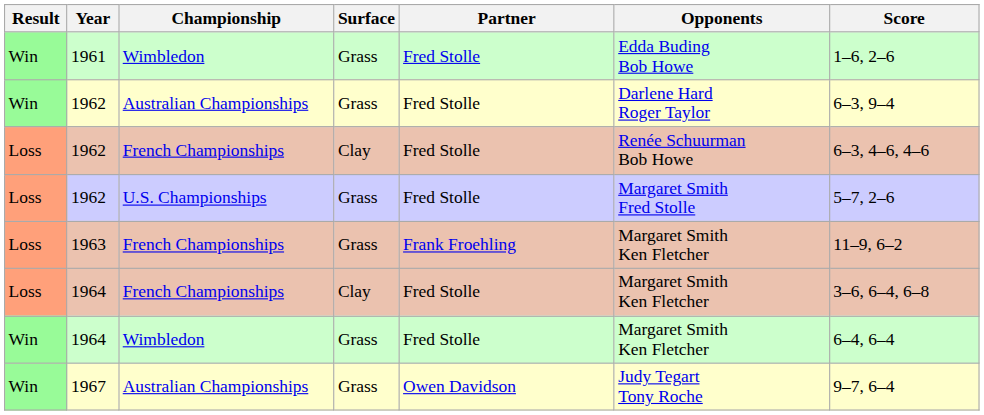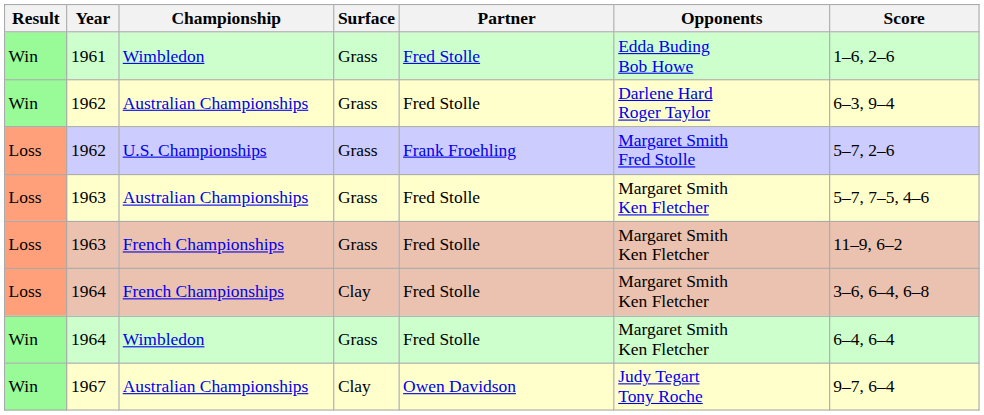- row: (89, 150)
(442, 197) Fred Stolle -> (460, 150) Frank Froehling
+ row: (89, 197)
(460, 244) Frank Froehling -> (442, 244) Fred Stolle
(358, 386) Grass -> (354, 386) Clay
